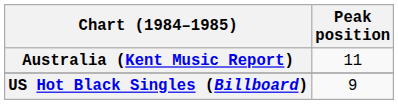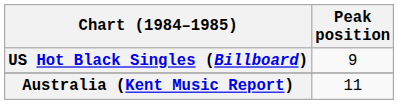rows swapped: (158, 61) <-> (158, 86)
